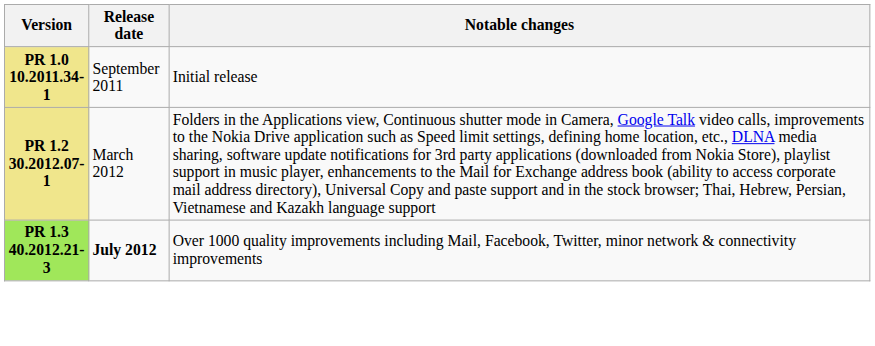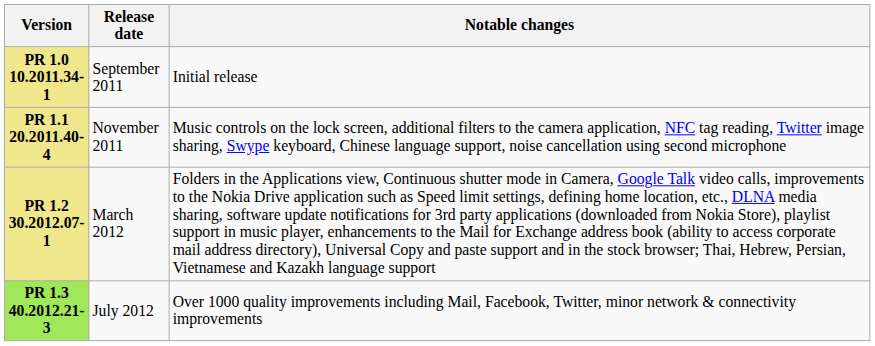+ row: (47, 137)
(124, 250) bold -> (123, 310) normal
